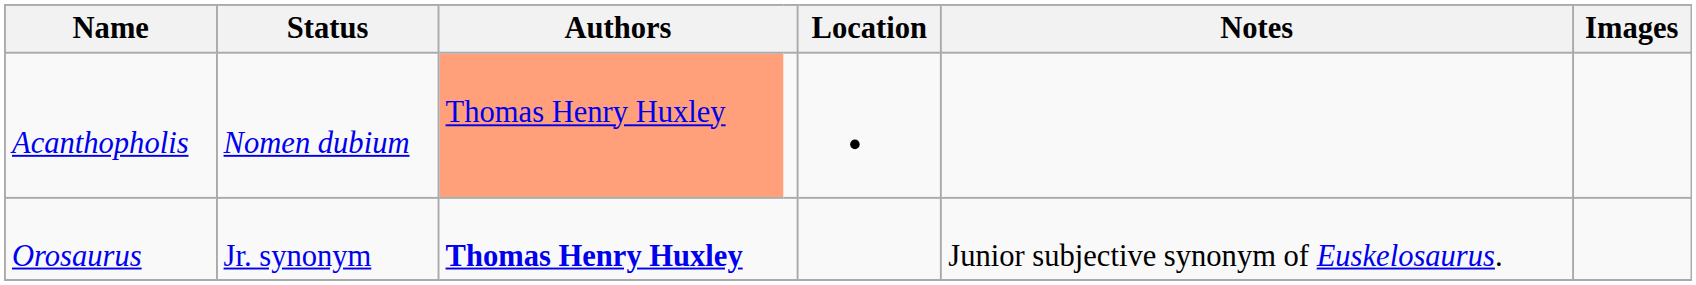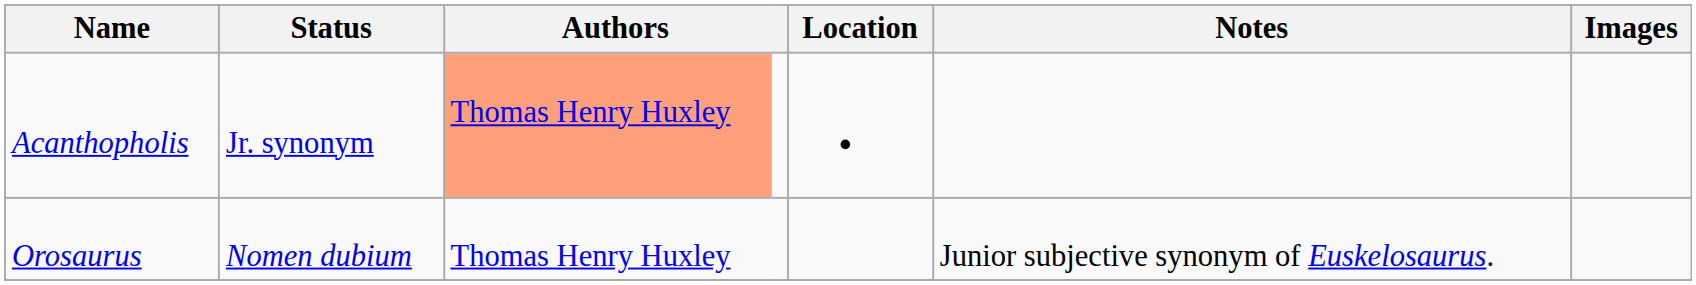(317, 142) Nomen dubium -> (300, 142) Jr. synonym
(297, 255) Jr. synonym -> (319, 255) Nomen dubium
(594, 255) bold -> (591, 255) normal
